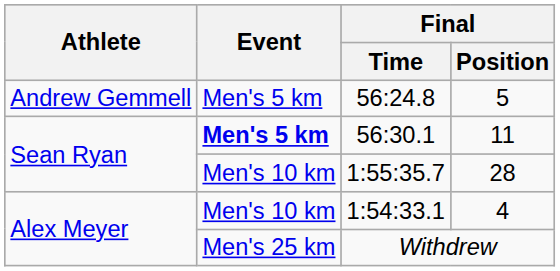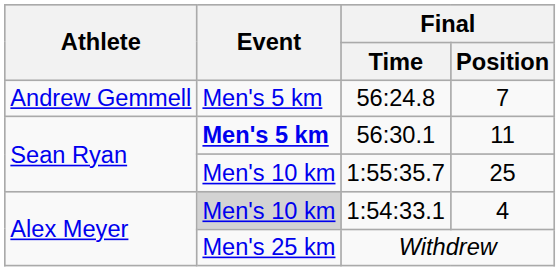(503, 98) 5 -> (503, 98) 7
(503, 173) 28 -> (503, 173) 25
(269, 210) no background -> (269, 210) lightgrey background
